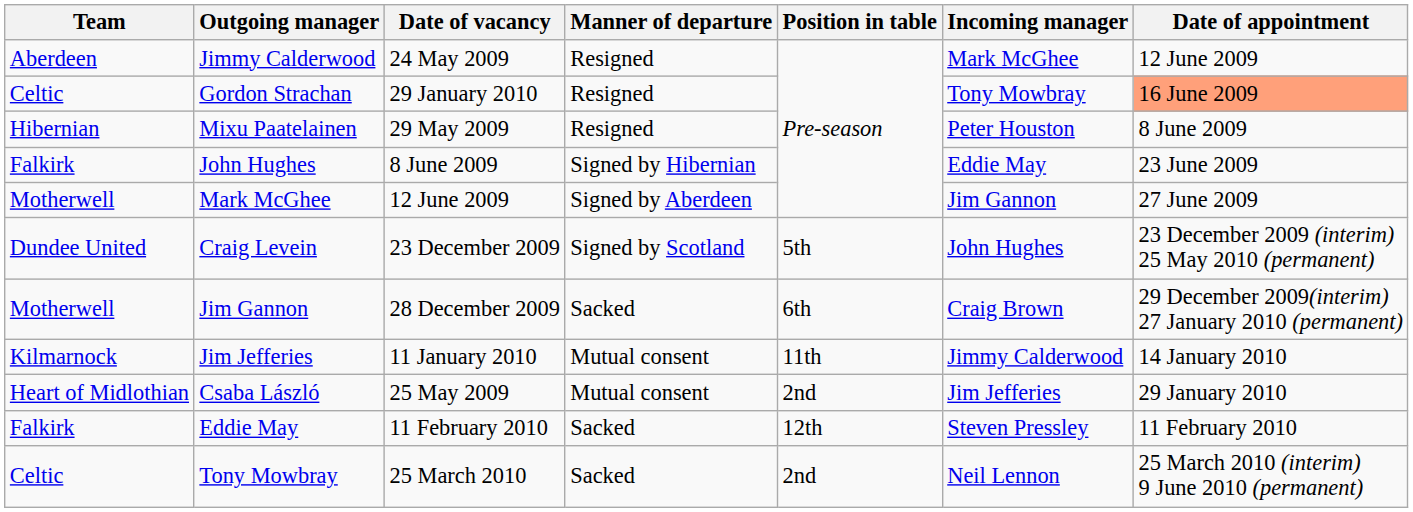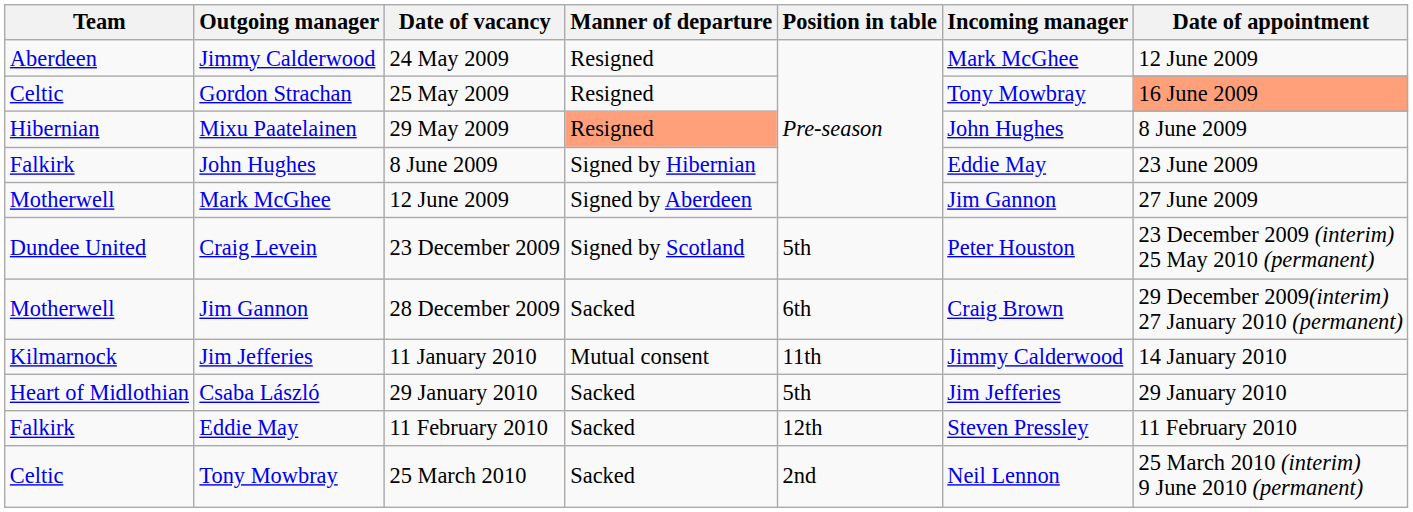(464, 93) 29 January 2010 -> (449, 93) 25 May 2009
(612, 128) no background -> (612, 128) lightsalmon background
(1011, 128) Peter Houston -> (1005, 128) John Hughes
(1005, 248) John Hughes -> (1011, 248) Peter Houston
(449, 392) 25 May 2009 -> (464, 392) 29 January 2010
(640, 392) Mutual consent -> (603, 392) Sacked
(799, 392) 2nd -> (797, 392) 5th
